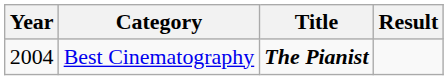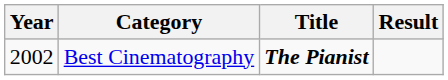(32, 56) 2004 -> (32, 56) 2002
